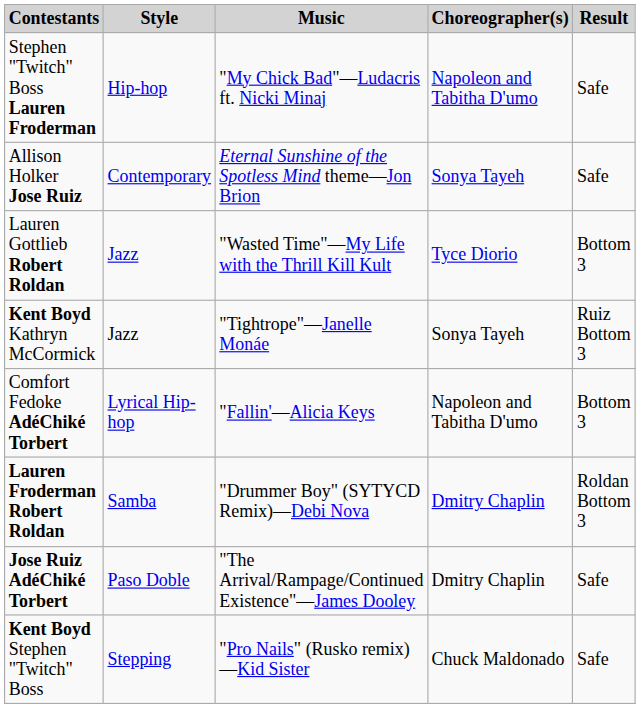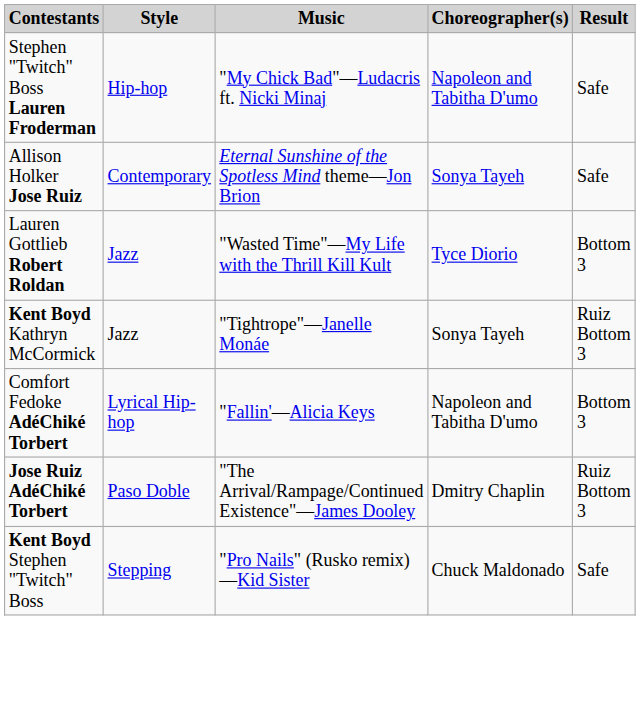- row: (52, 501)
(593, 580) Safe -> (604, 491) Ruiz Bottom 3
